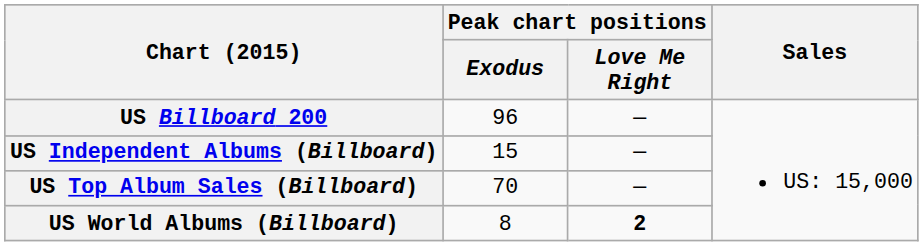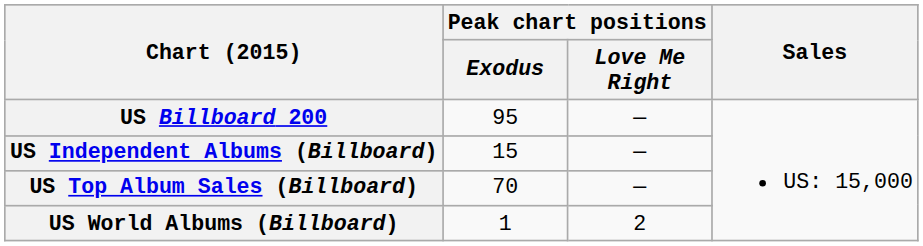(505, 118) 96 -> (505, 118) 95
(505, 223) 8 -> (505, 223) 1
(640, 223) bold -> (640, 223) normal
